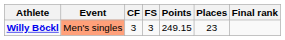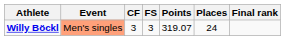(177, 28) 249.15 -> (177, 28) 319.07
(212, 28) 23 -> (212, 28) 24
